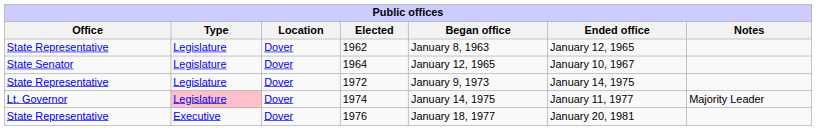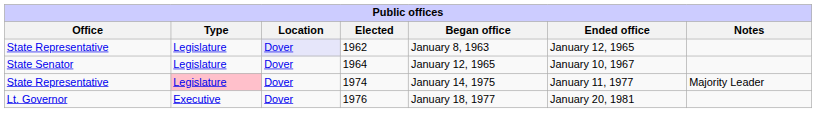(279, 47) no background -> (279, 47) lavender background
- row: (355, 82)
(37, 99) Lt. Governor -> (58, 82) State Representative
(58, 116) State Representative -> (37, 99) Lt. Governor
